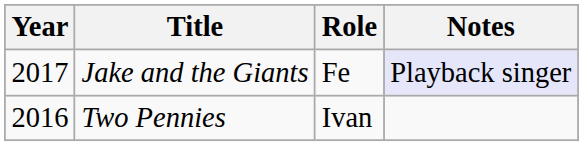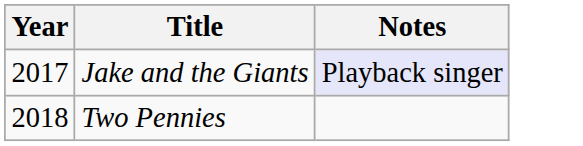- column: (349, 27)
(40, 117) 2016 -> (40, 117) 2018
